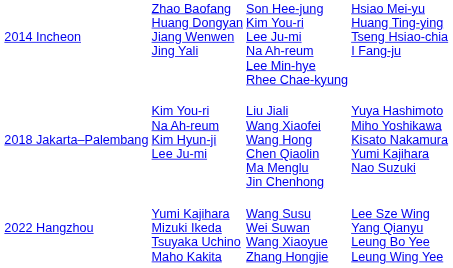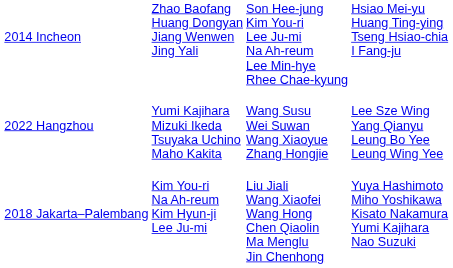rows swapped: (76, 139) <-> (49, 228)
